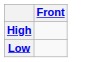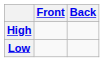+ column: (83, 13)
